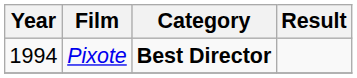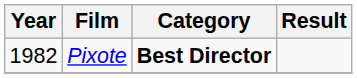(33, 55) 1994 -> (33, 55) 1982
